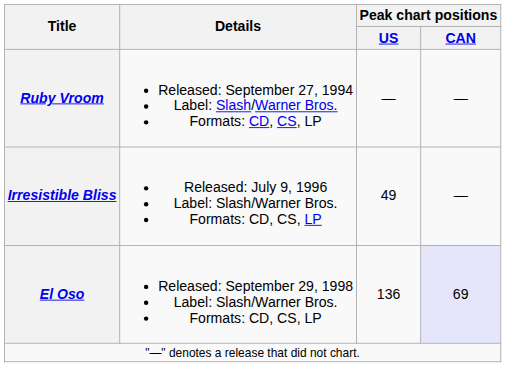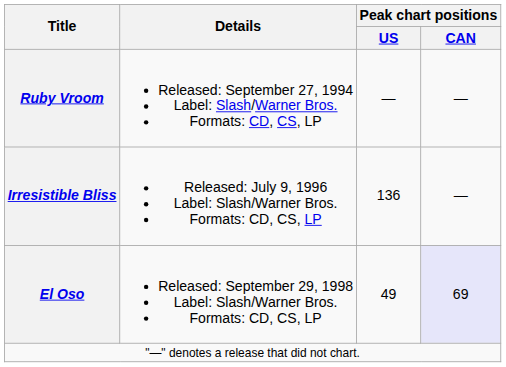(389, 196) 49 -> (389, 196) 136
(389, 294) 136 -> (389, 294) 49
